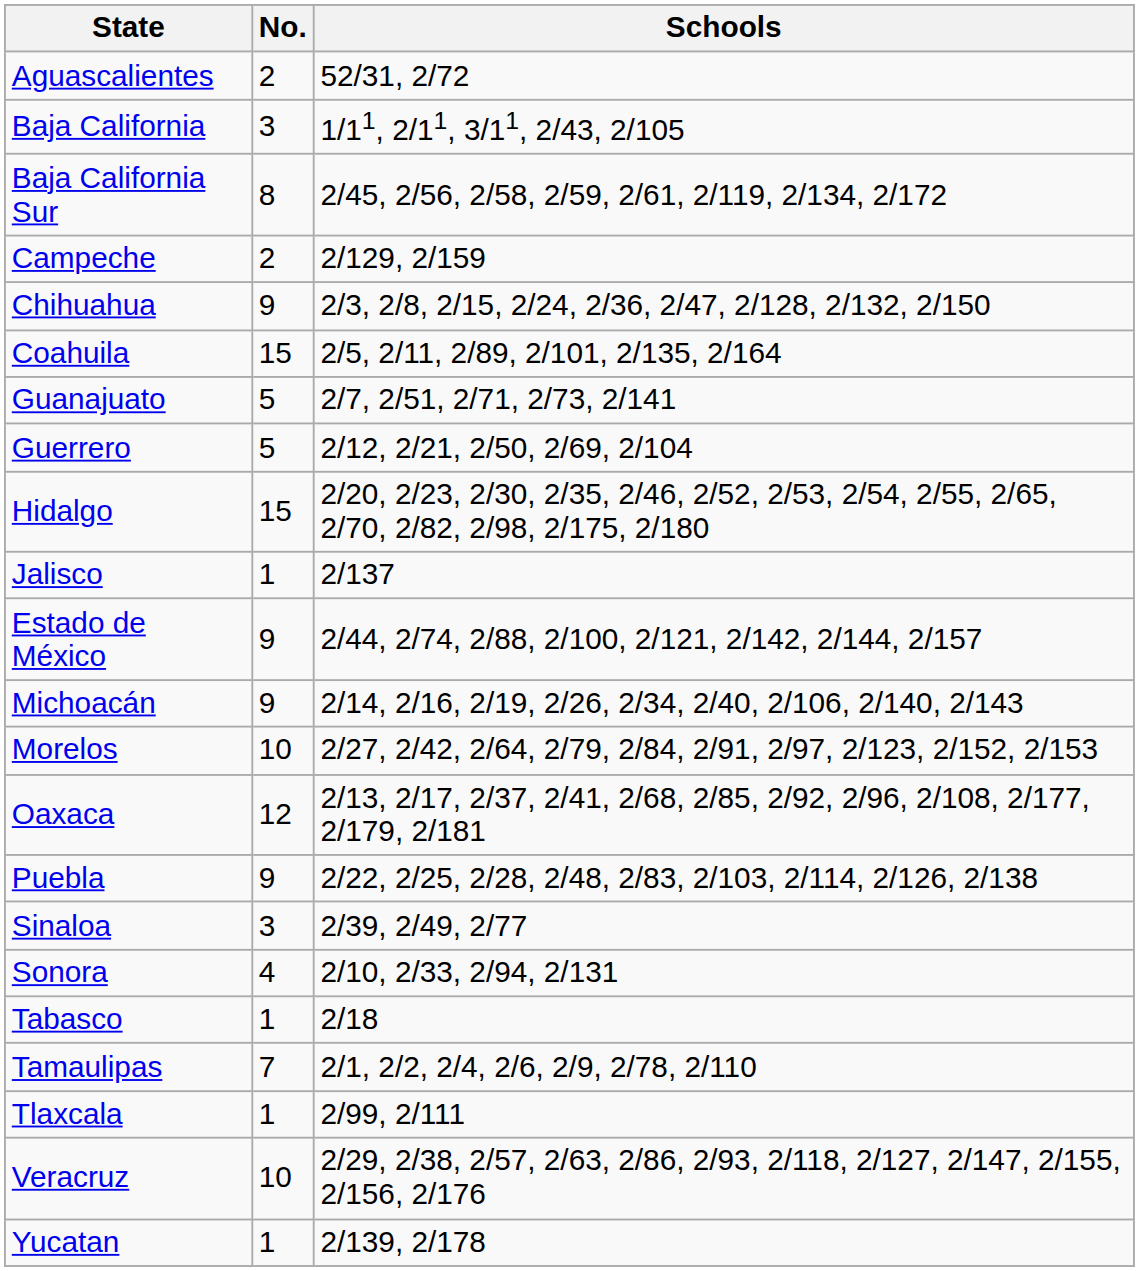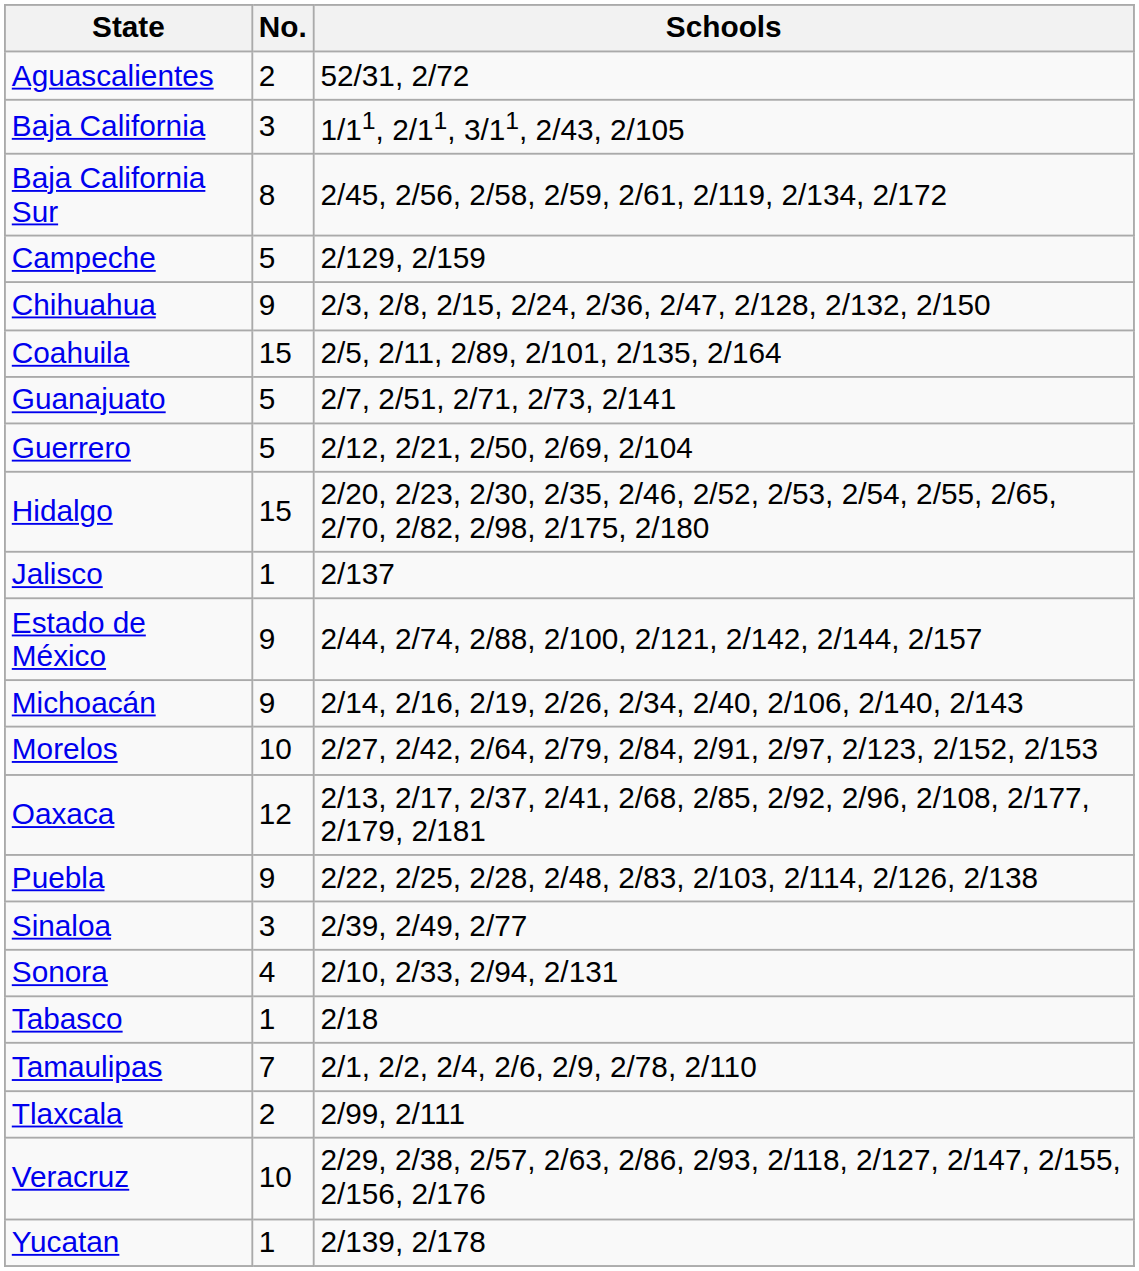(267, 258) 2 -> (267, 258) 5
(267, 1114) 1 -> (267, 1114) 2
